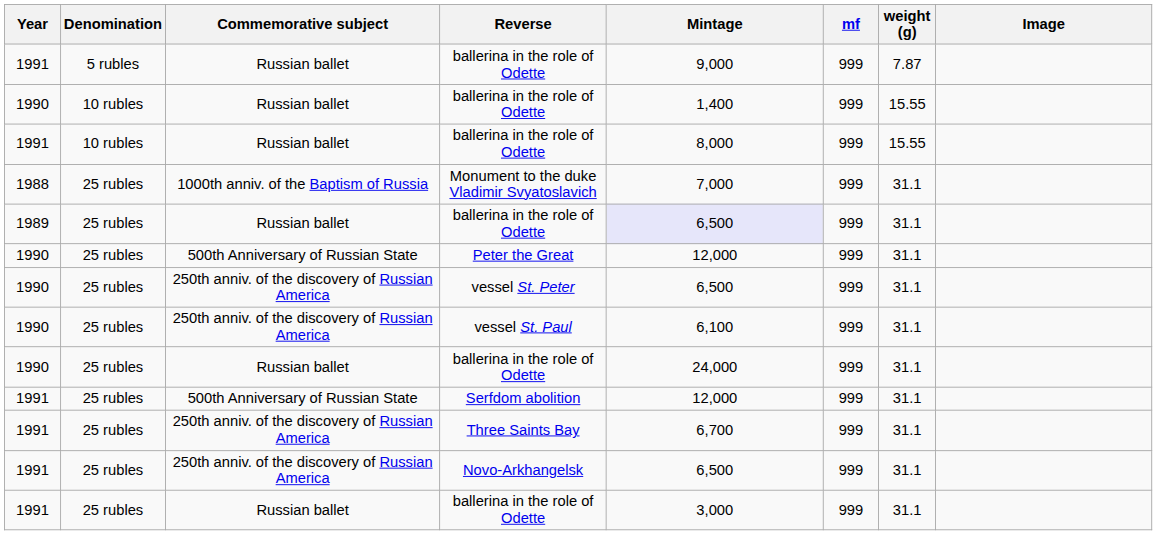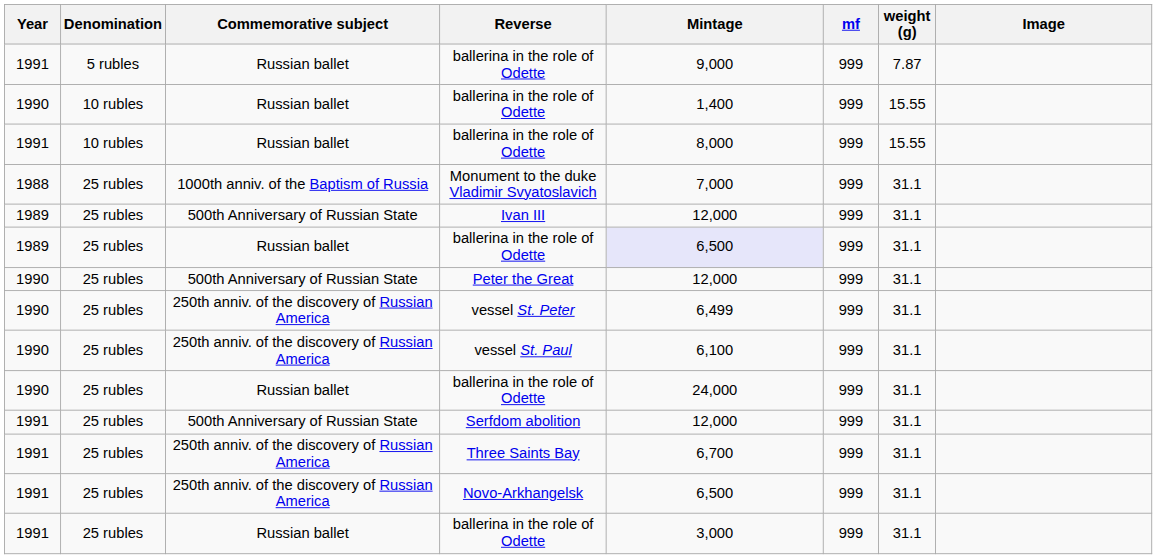+ row: (32, 215)
(715, 287) 6,500 -> (715, 310) 6,499
